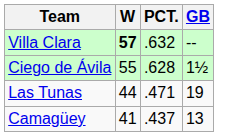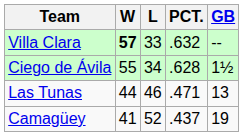+ column: (153, 17)
(195, 93) 19 -> (220, 93) 13
(195, 118) 13 -> (220, 118) 19
